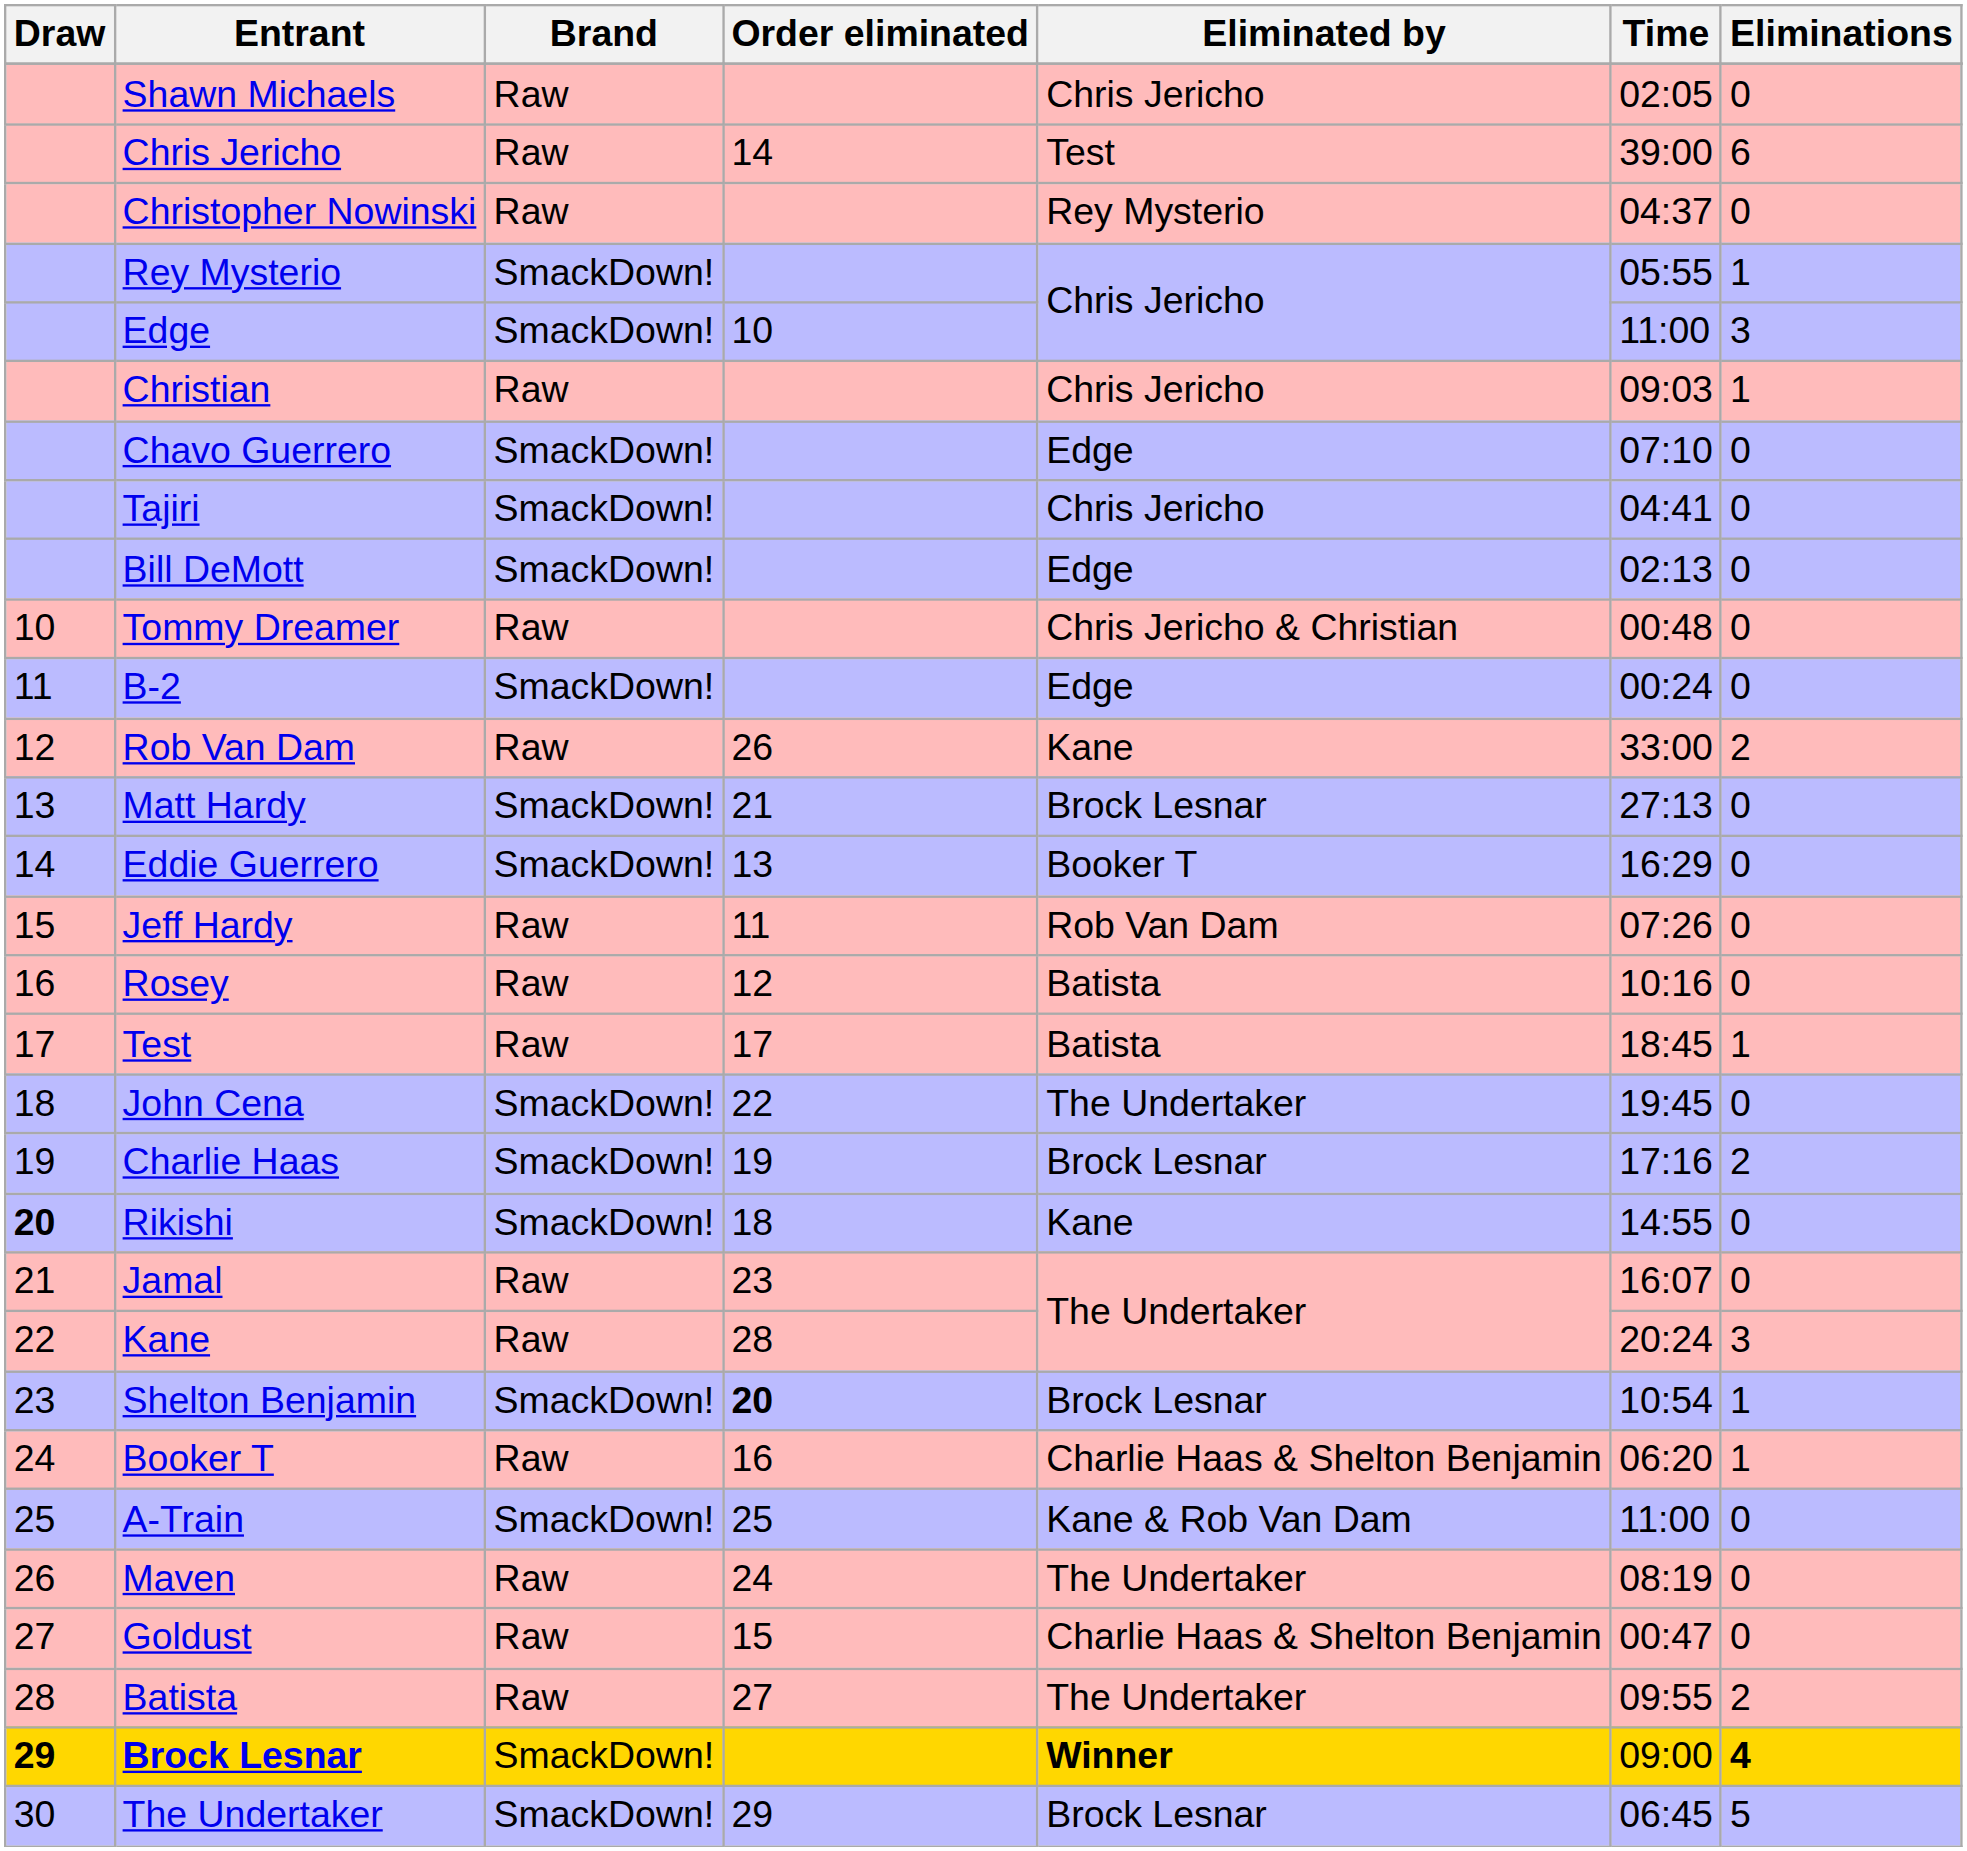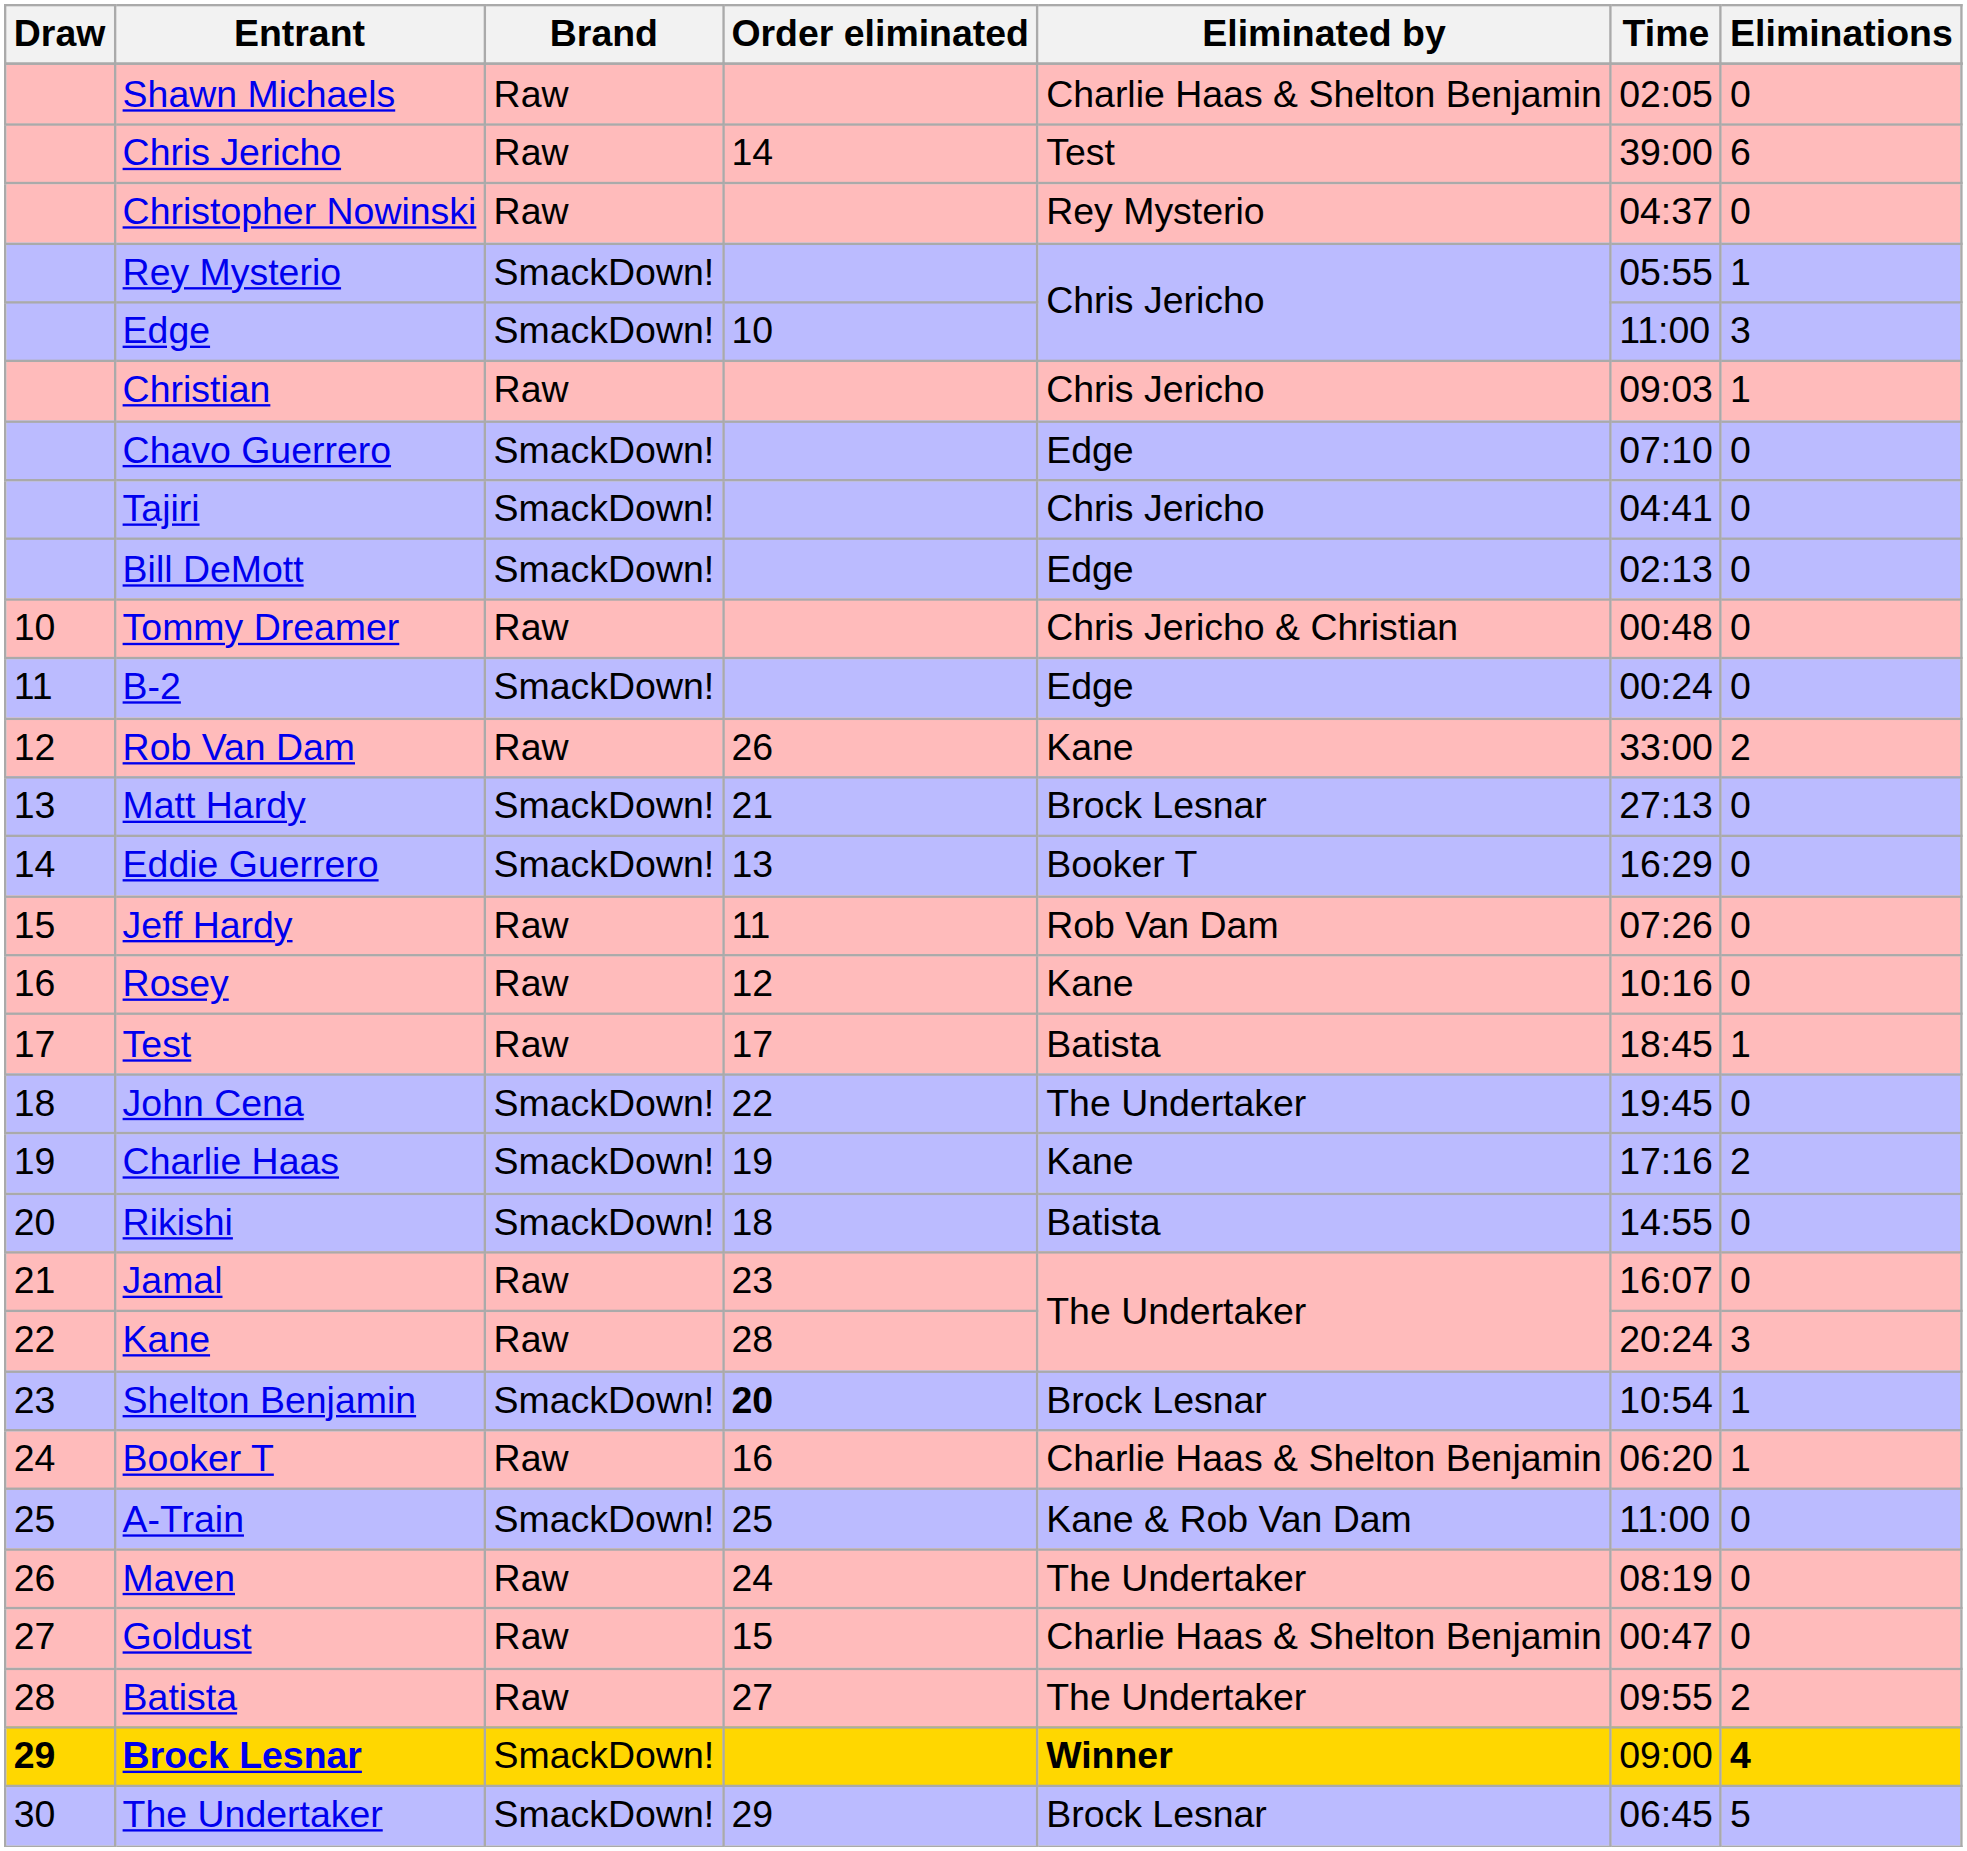(1155, 93) Chris Jericho -> (1324, 93) Charlie Haas & Shelton Benjamin
(1103, 984) Batista -> (1090, 984) Kane
(1157, 1162) Brock Lesnar -> (1090, 1162) Kane
(35, 1221) bold -> (35, 1221) normal
(1090, 1221) Kane -> (1103, 1221) Batista
